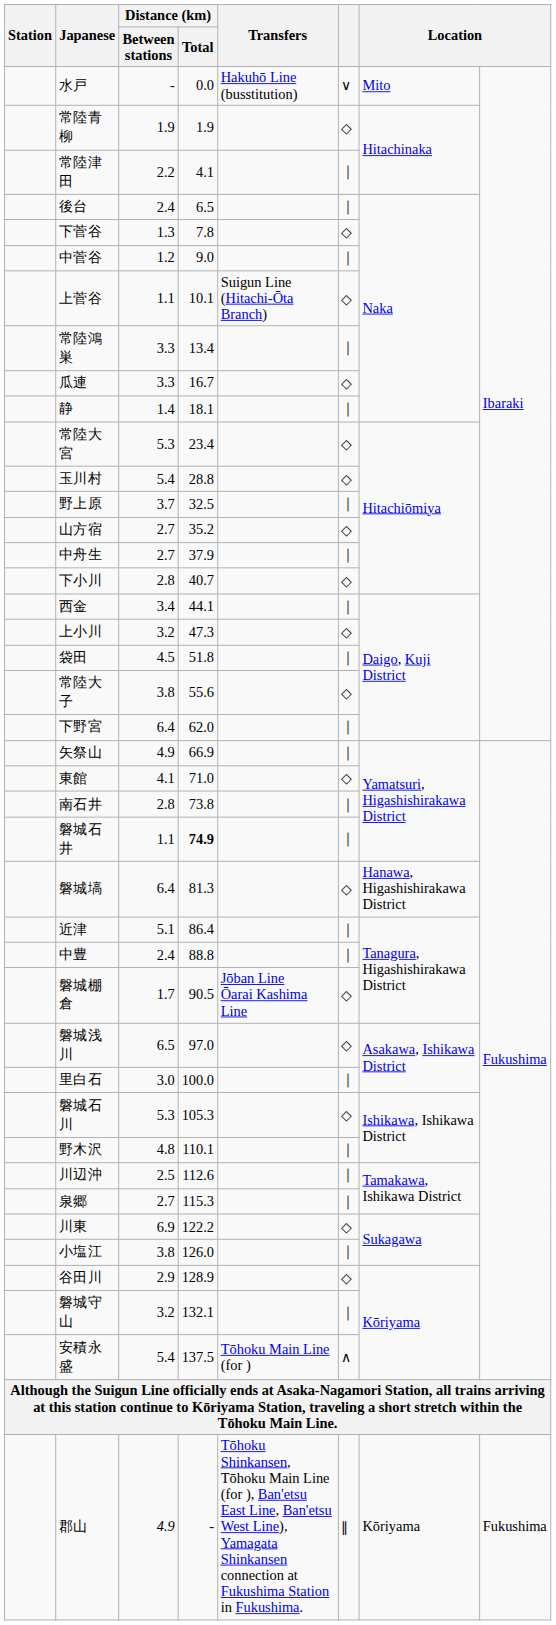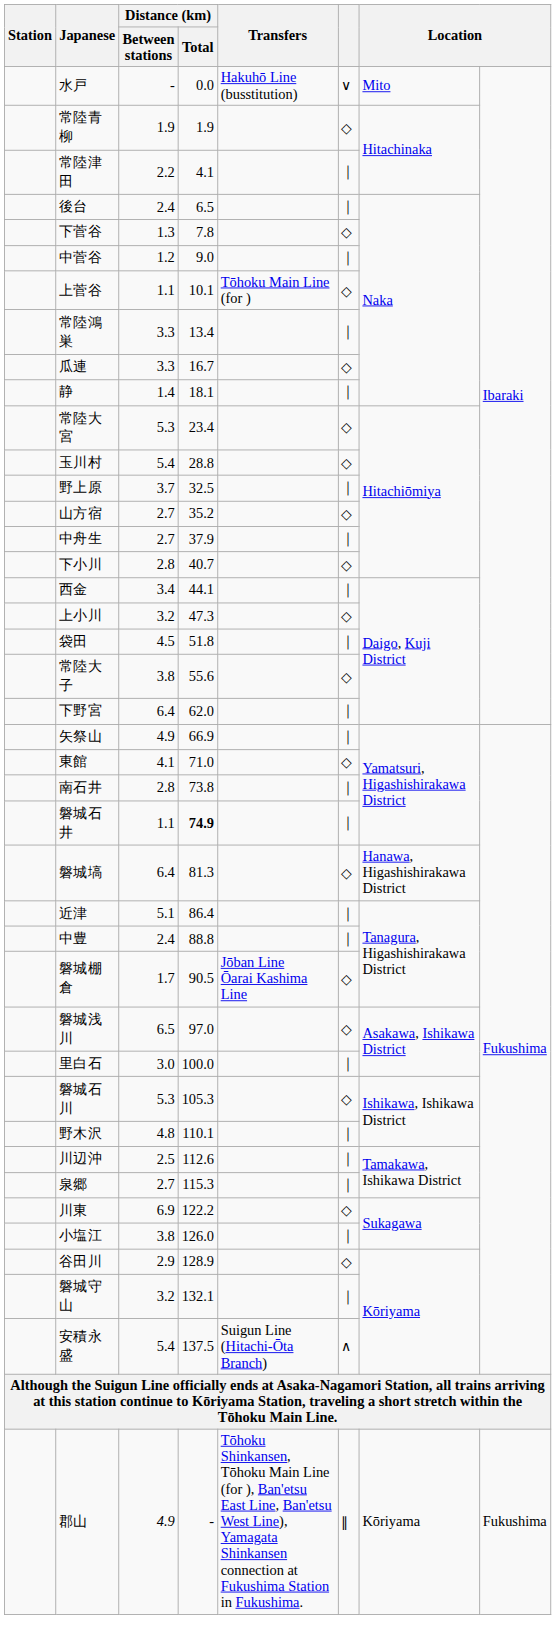(257, 298) Suigun Line (Hitachi-Ōta Branch) -> (275, 290) Tōhoku Main Line (for )
(275, 1357) Tōhoku Main Line (for ) -> (257, 1346) Suigun Line (Hitachi-Ōta Branch)
